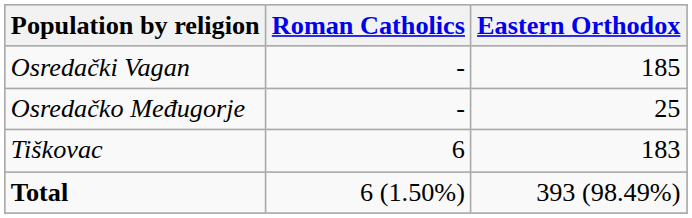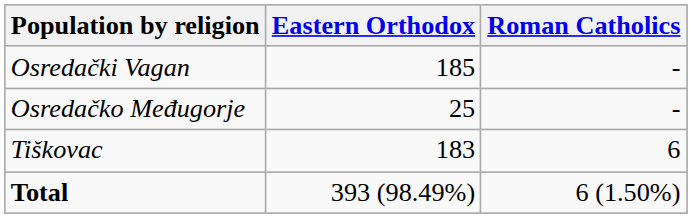columns swapped: (579, 25) <-> (368, 25)
